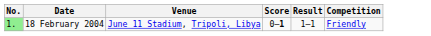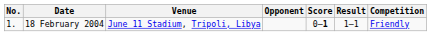+ column: (284, 11)
(11, 24) lightgreen background -> (11, 24) no background
